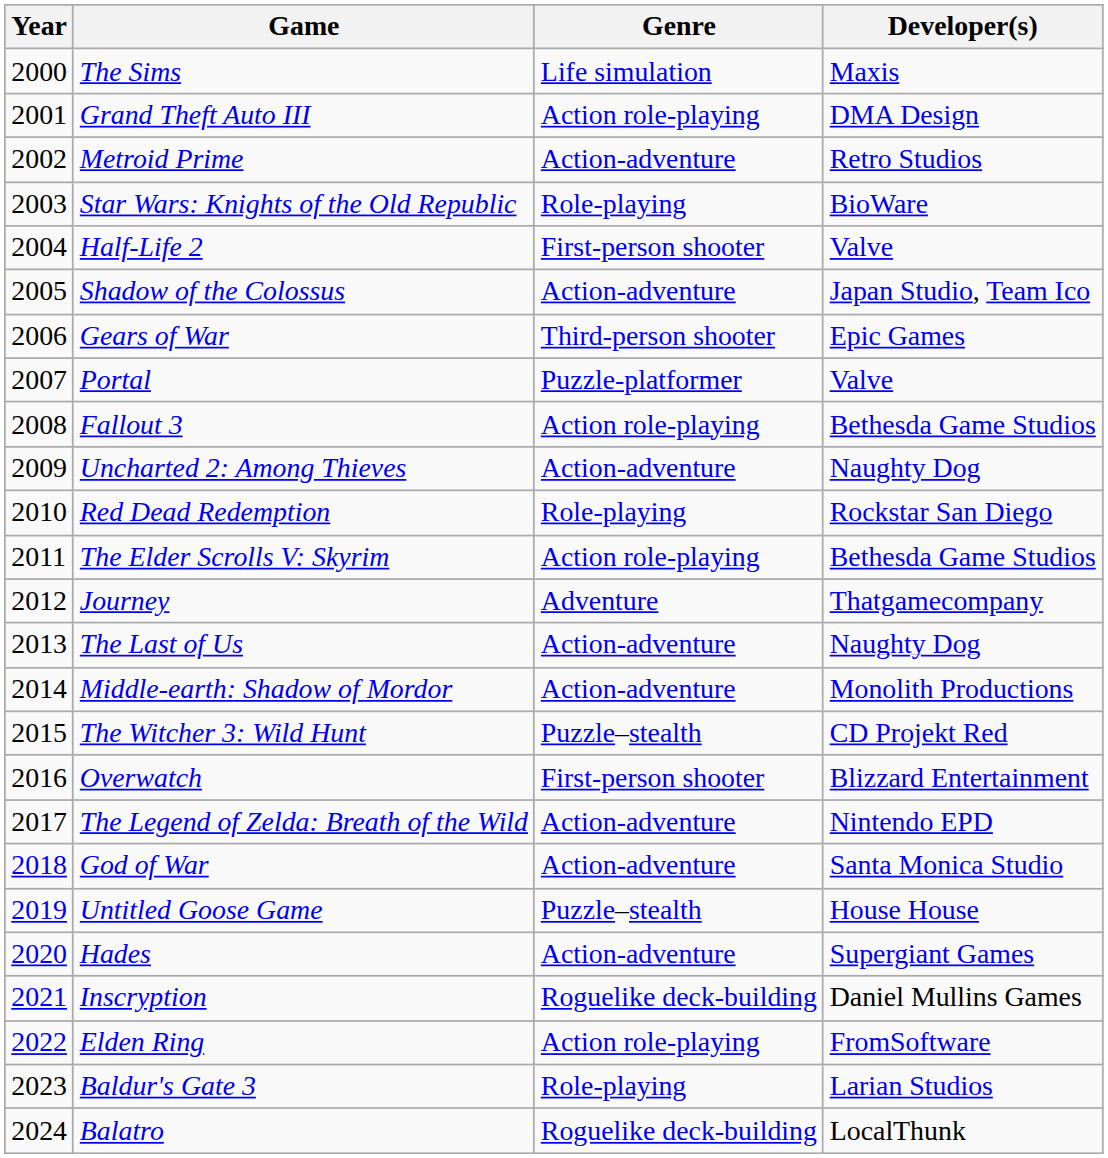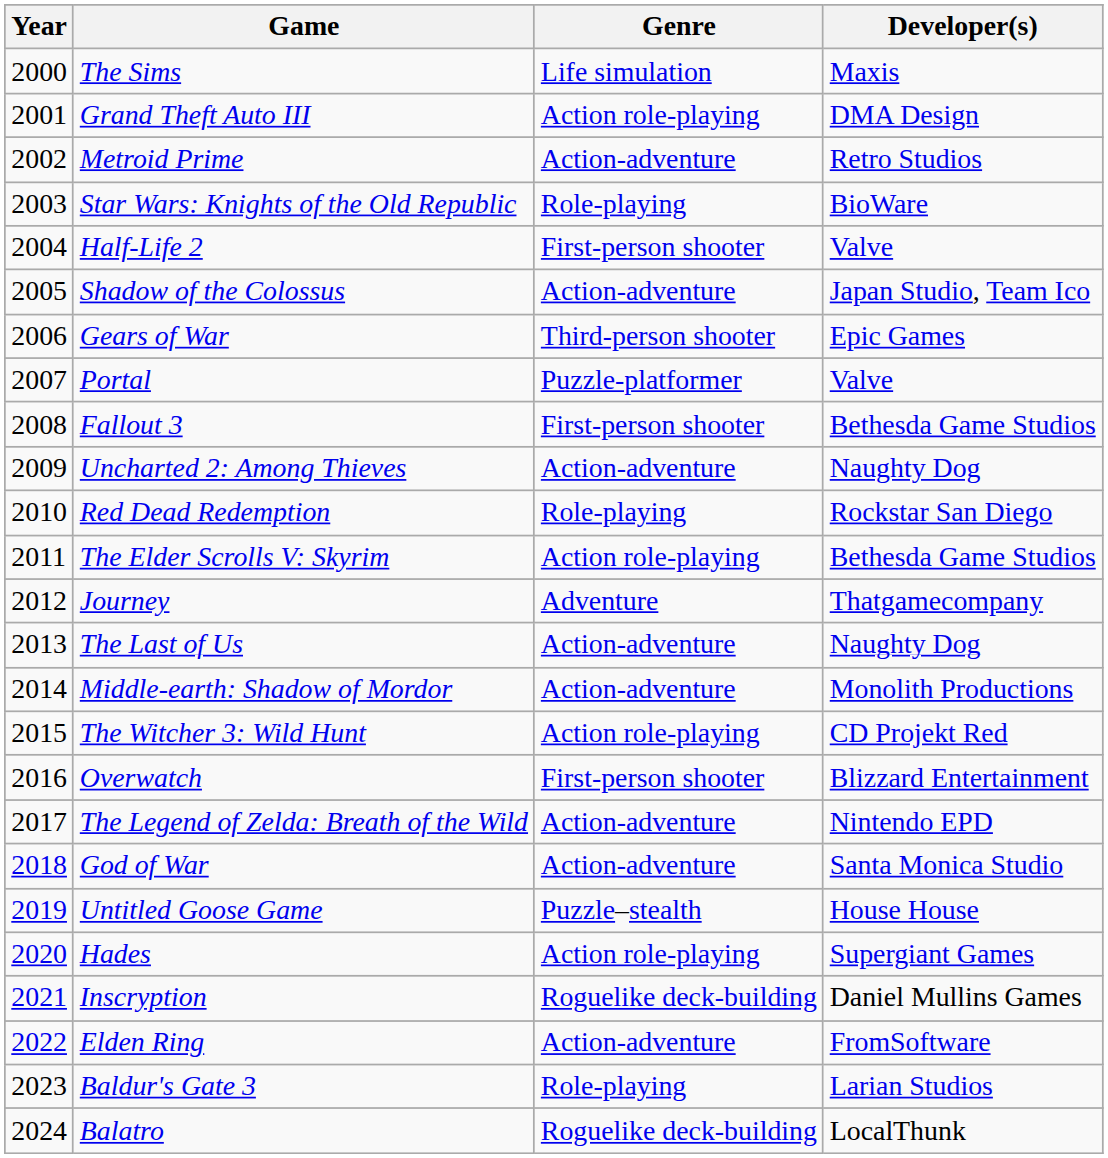(650, 423) Action role-playing -> (653, 423) First-person shooter
(621, 733) Puzzle–stealth -> (650, 733) Action role-playing
(638, 953) Action-adventure -> (650, 953) Action role-playing
(650, 1042) Action role-playing -> (638, 1042) Action-adventure
